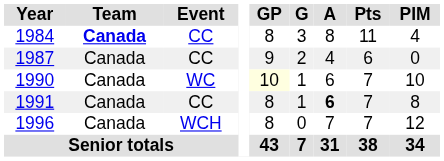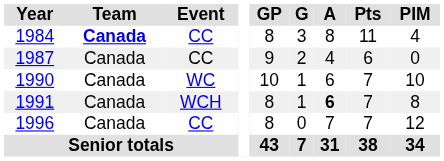(269, 80) lightyellow background -> (269, 80) no background
(201, 102) CC -> (201, 102) WCH
(201, 123) WCH -> (201, 123) CC
